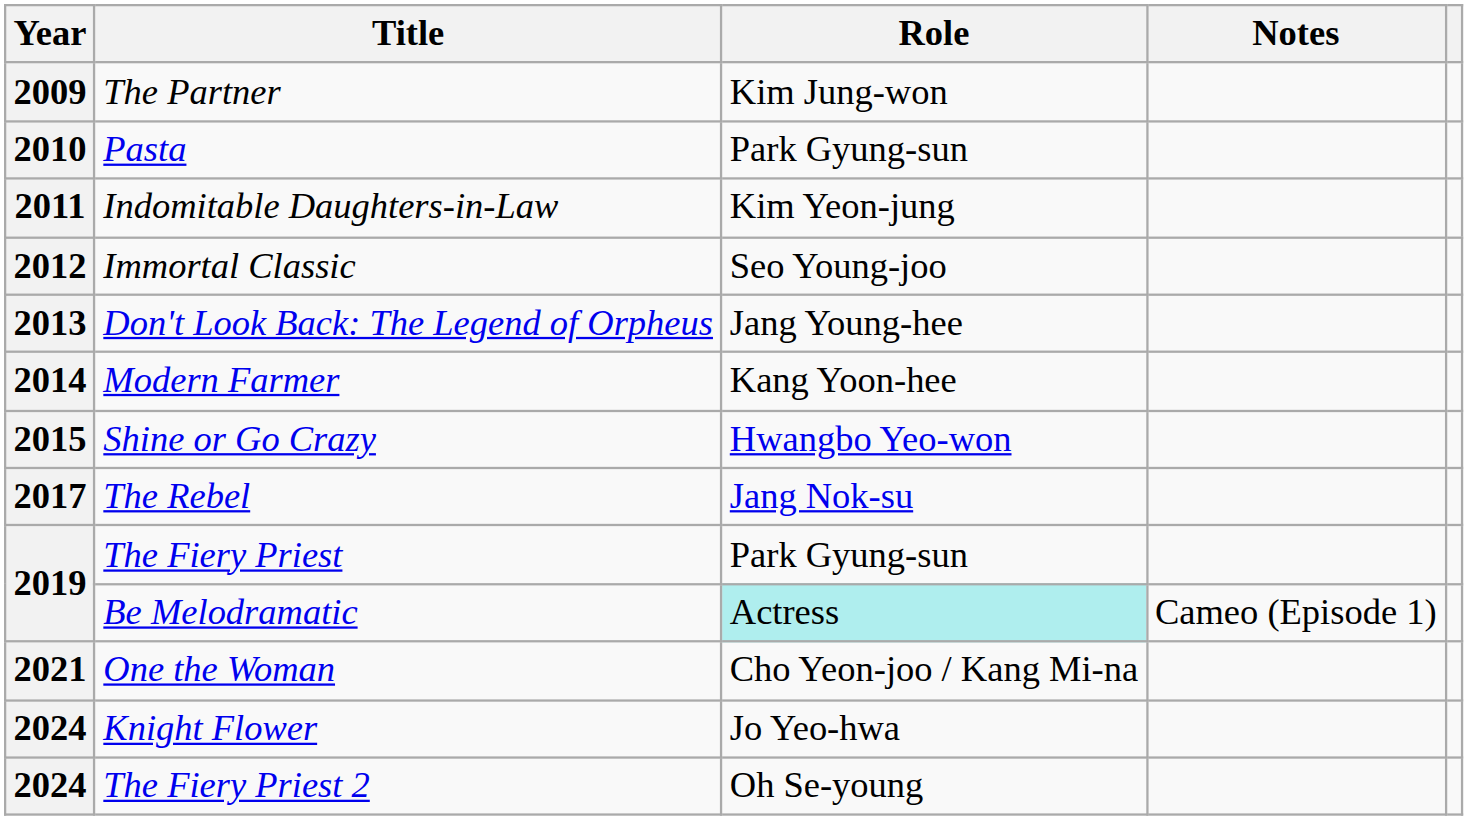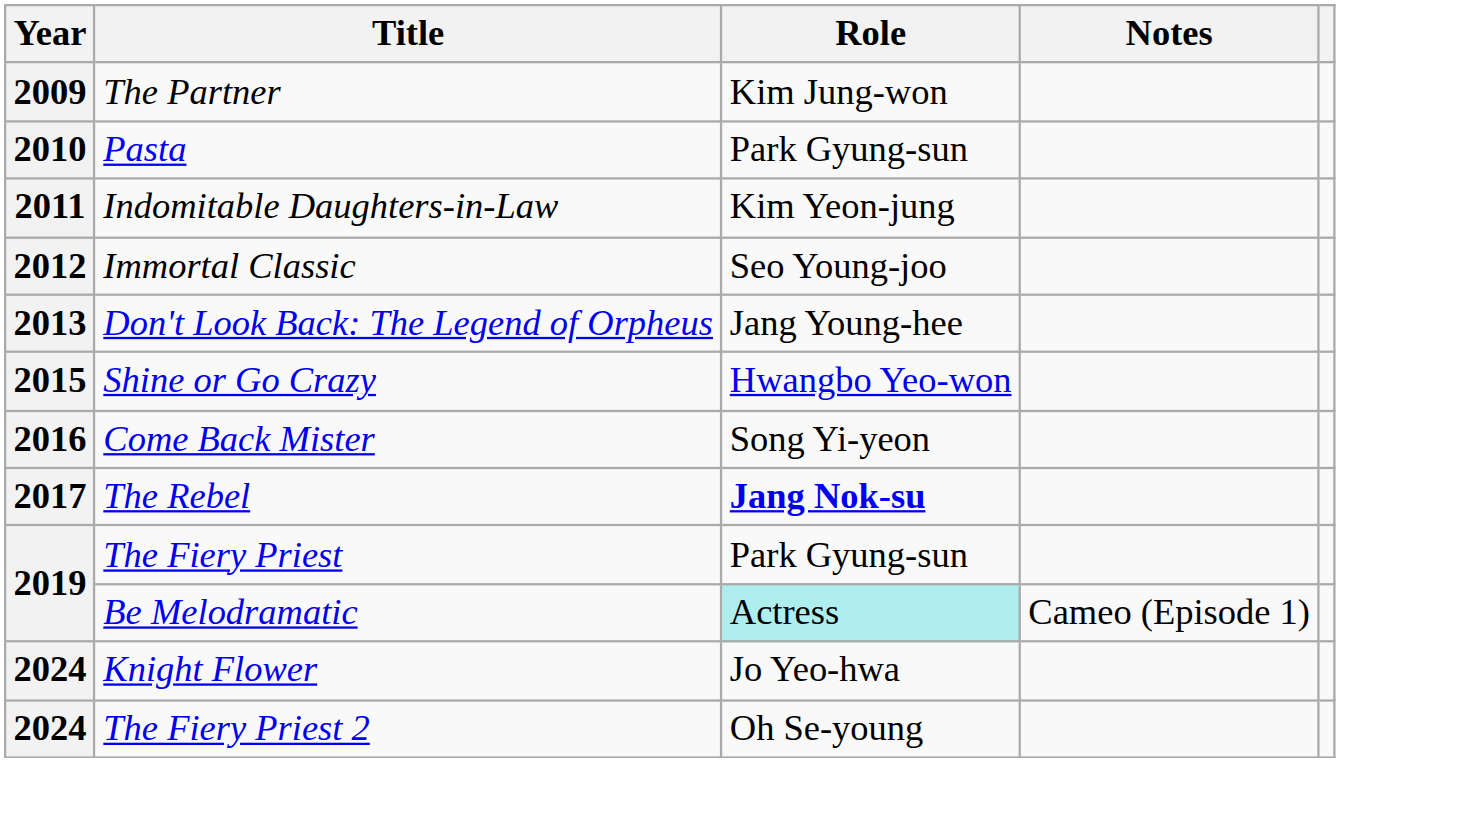- row: (221, 380)
+ row: (239, 438)
(821, 496) normal -> (828, 496) bold
- row: (219, 669)
